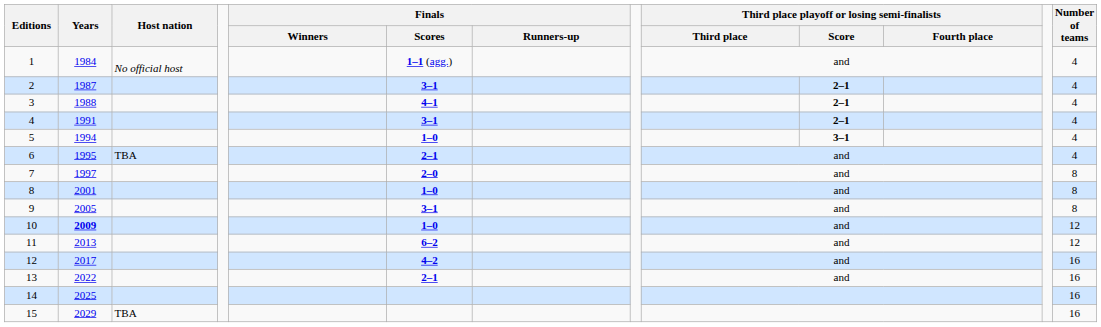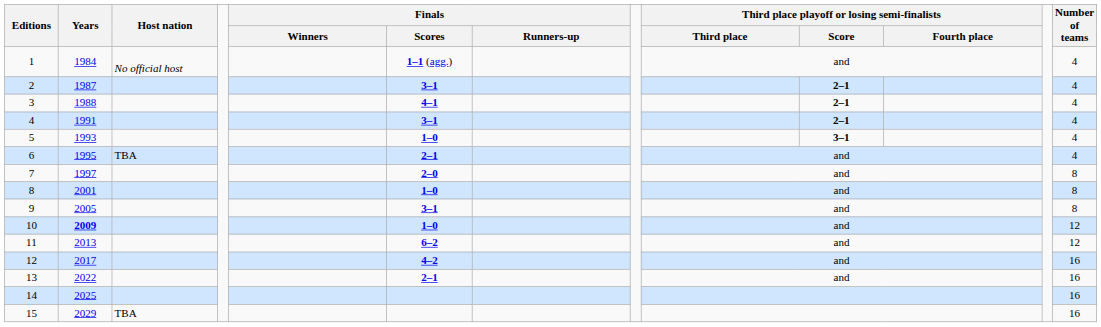(85, 138) 1994 -> (85, 138) 1993
